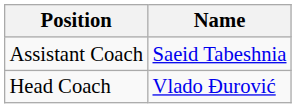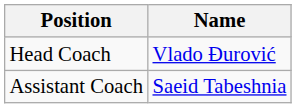rows swapped: (60, 86) <-> (76, 53)
